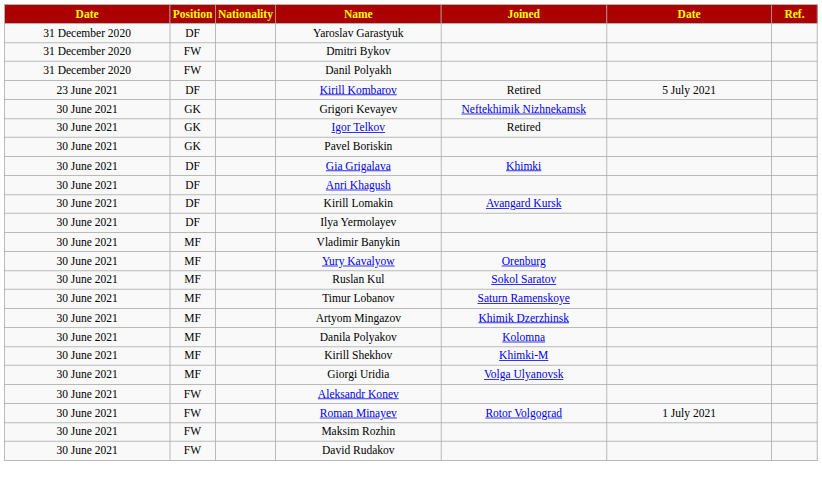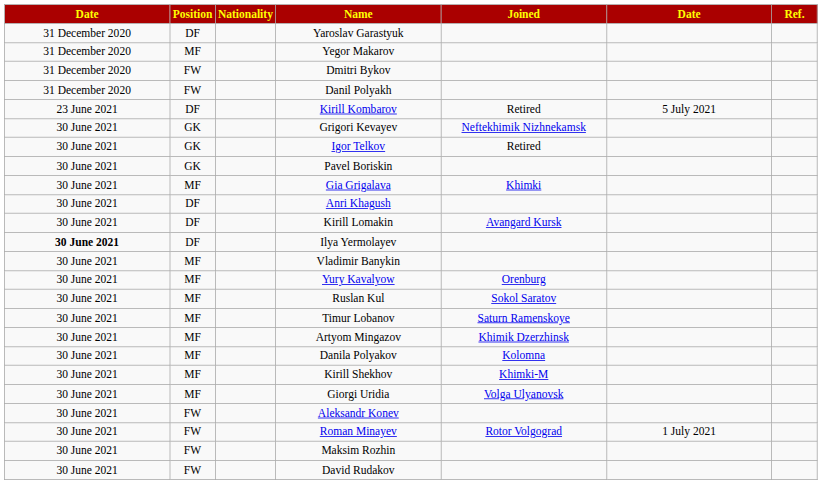+ row: (358, 52)
(192, 166) DF -> (192, 185) MF
(87, 223) normal -> (87, 242) bold
